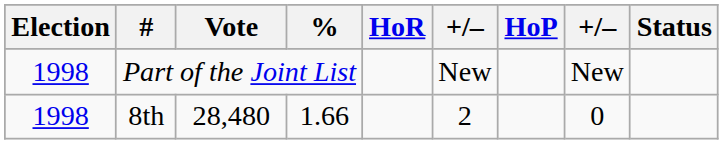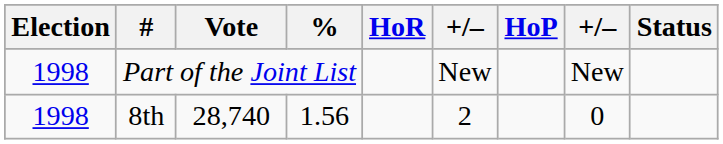(231, 116) 28,480 -> (231, 116) 28,740
(325, 116) 1.66 -> (325, 116) 1.56
